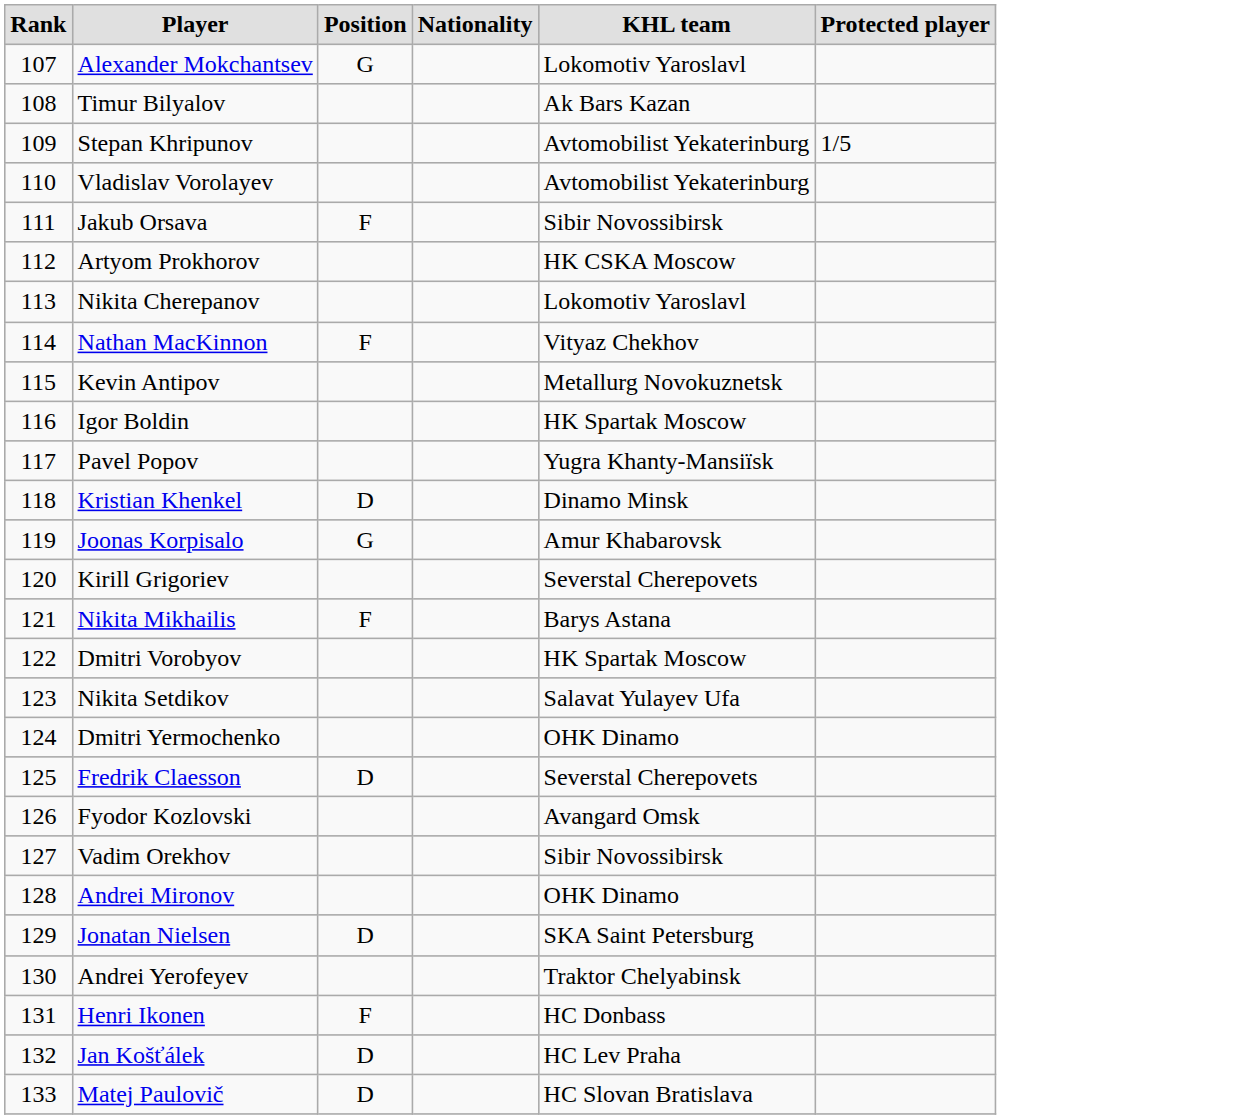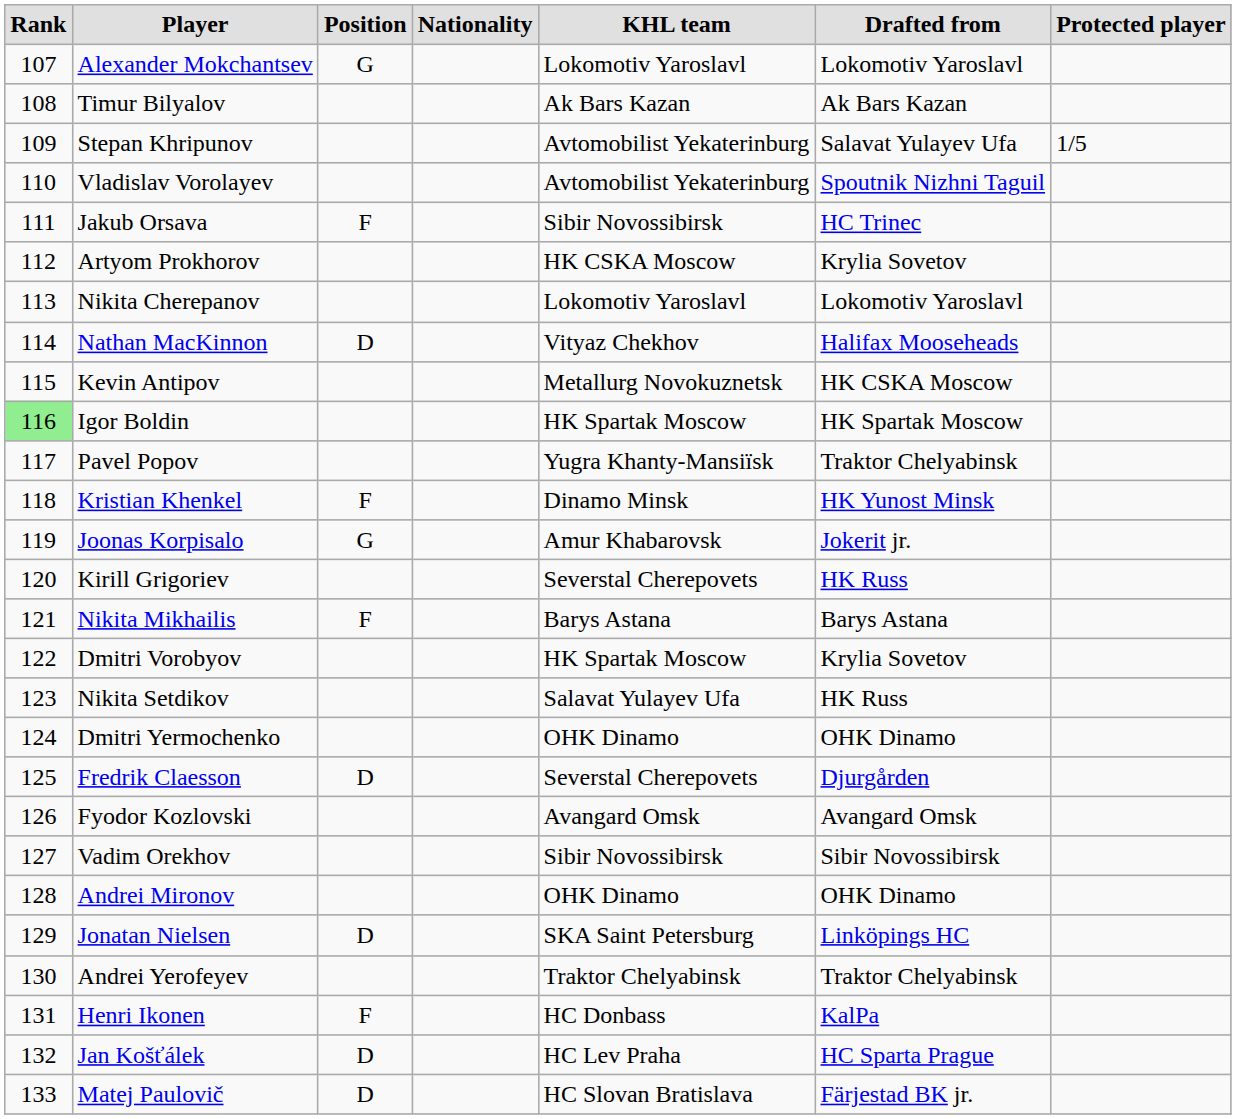+ column: (933, 24)
(365, 341) F -> (365, 341) D
(38, 420) no background -> (38, 420) lightgreen background
(365, 499) D -> (365, 499) F
